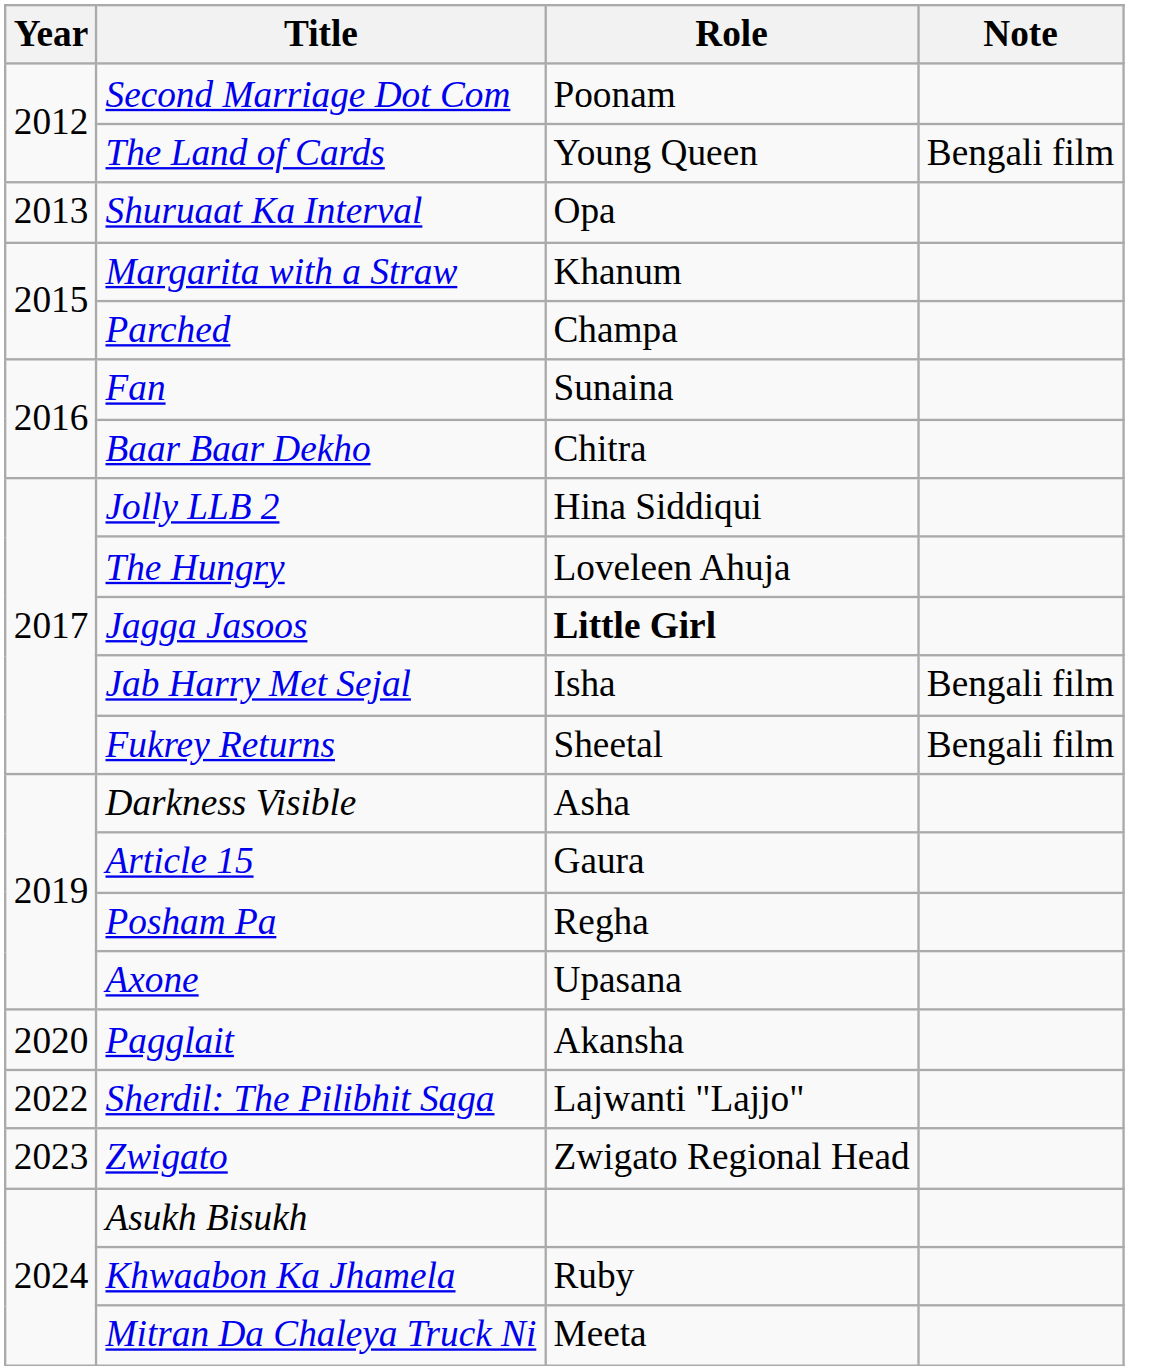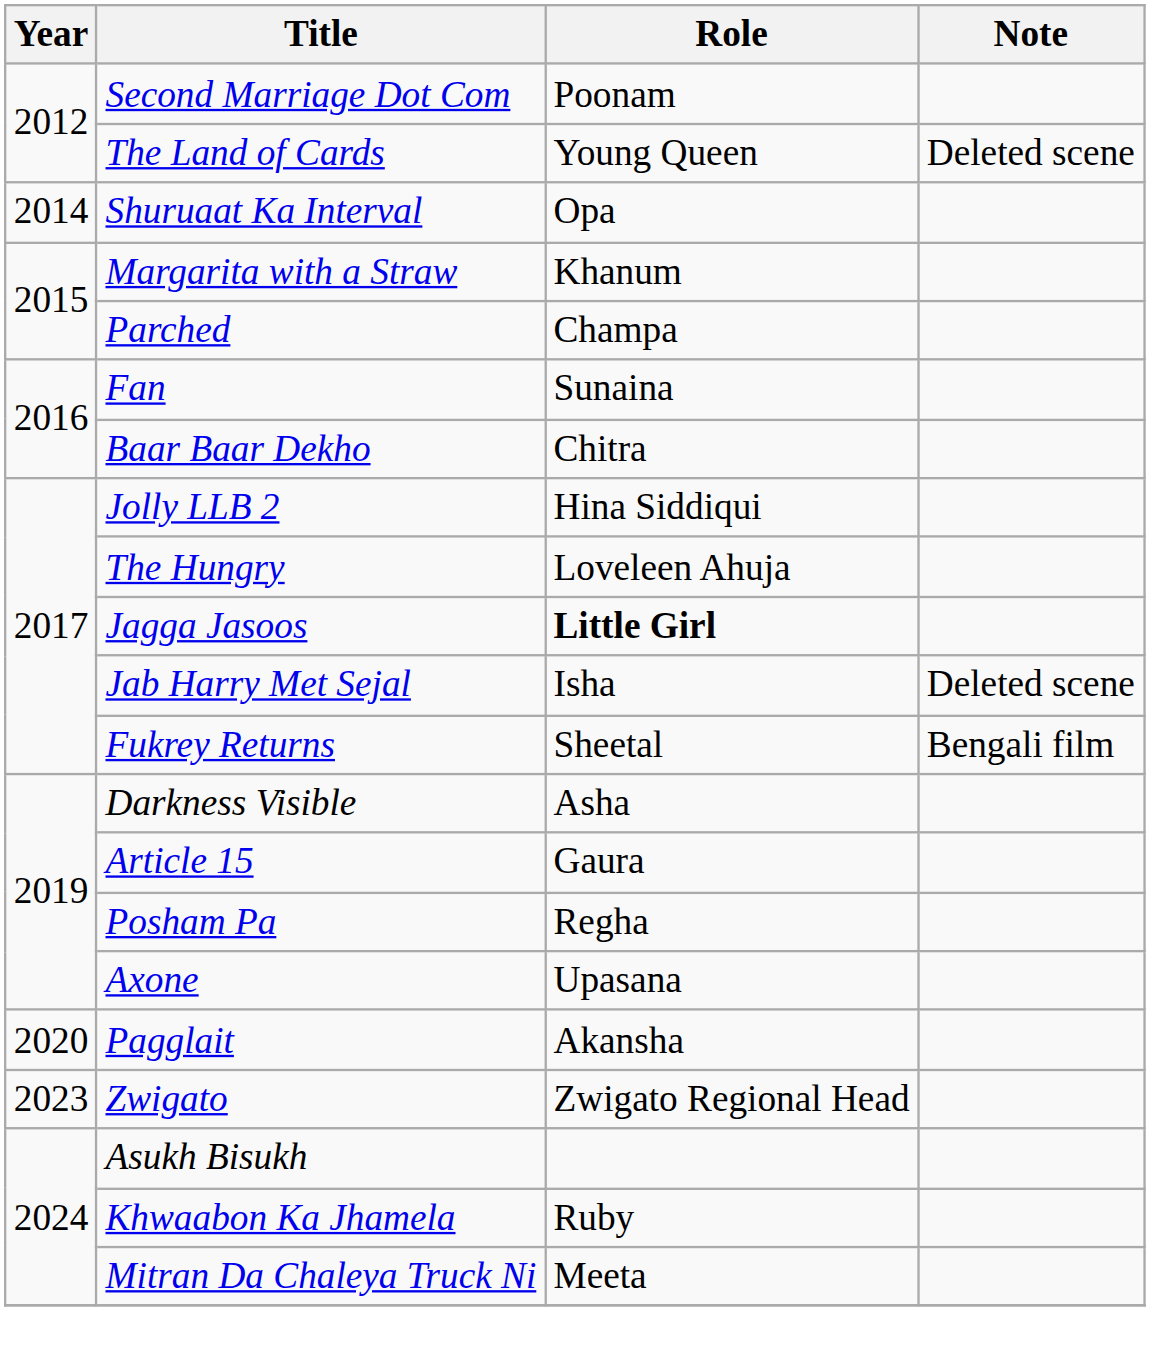(1020, 152) Bengali film -> (1031, 152) Deleted scene
(51, 211) 2013 -> (51, 211) 2014
(1020, 684) Bengali film -> (1031, 684) Deleted scene
- row: (300, 1098)
